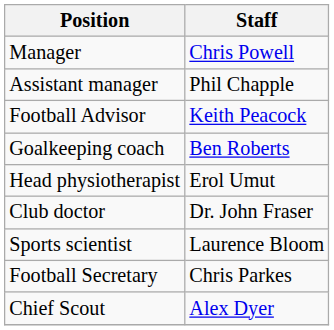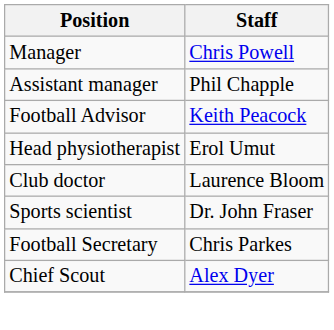- row: (87, 148)
(251, 212) Dr. John Fraser -> (257, 180) Laurence Bloom
(257, 244) Laurence Bloom -> (251, 212) Dr. John Fraser
